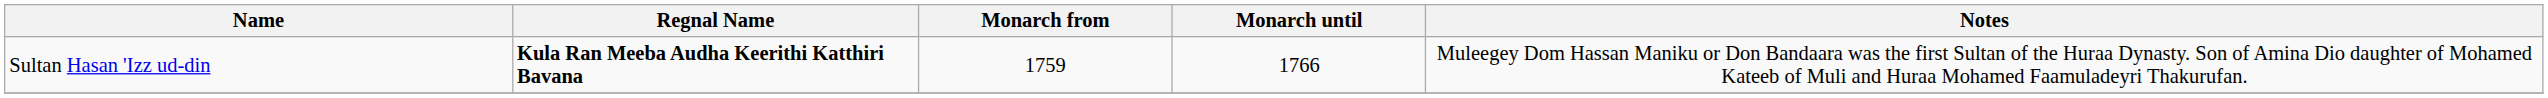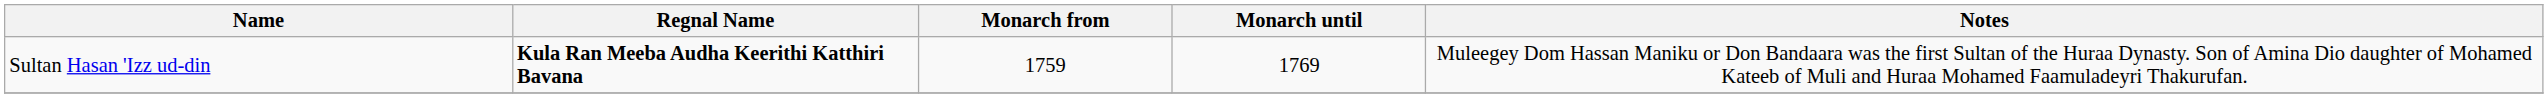(1299, 64) 1766 -> (1299, 64) 1769
